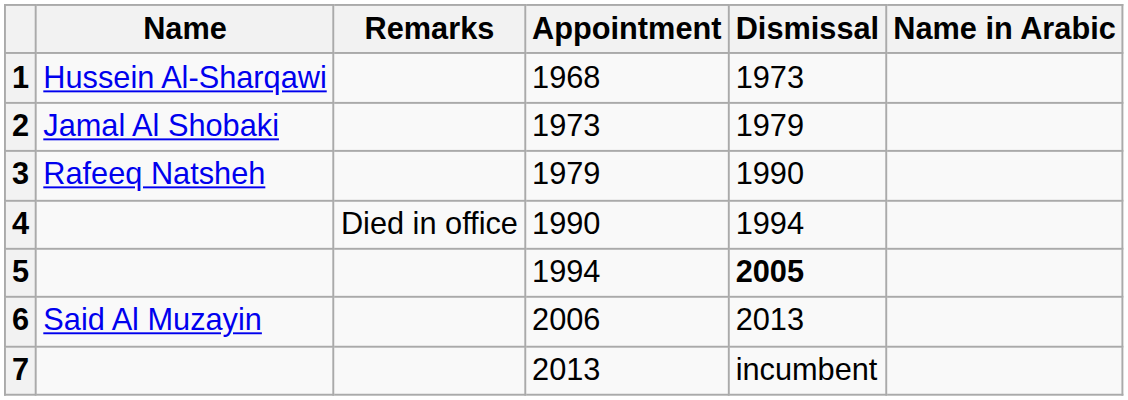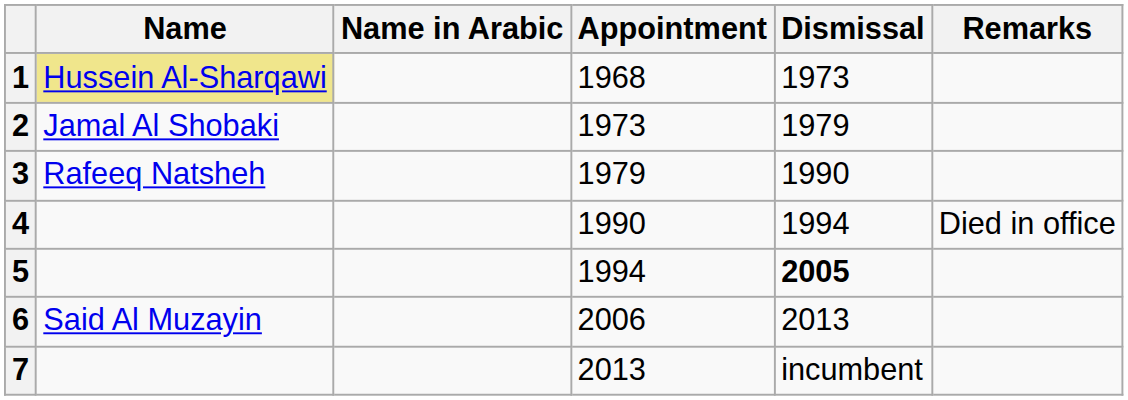columns swapped: (1005, 28) <-> (429, 28)
(185, 77) no background -> (185, 77) khaki background
